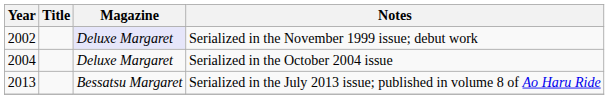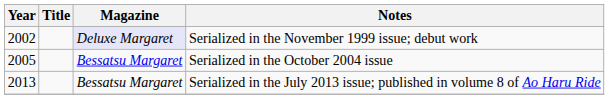(22, 60) 2004 -> (22, 60) 2005
(125, 60) Deluxe Margaret -> (130, 60) Bessatsu Margaret
